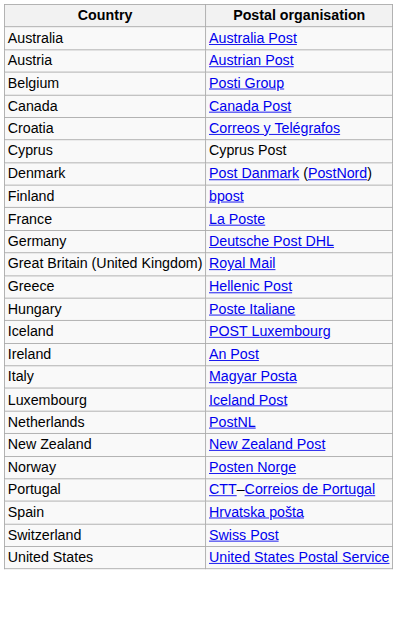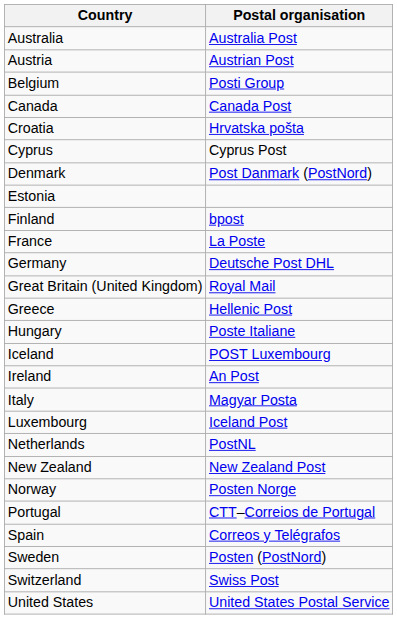(275, 128) Correos y Telégrafos -> (256, 128) Hrvatska pošta
+ row: (31, 196)
(256, 512) Hrvatska pošta -> (275, 535) Correos y Telégrafos
+ row: (33, 557)
